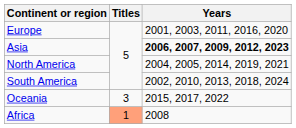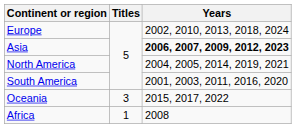(216, 30) 2001, 2003, 2011, 2016, 2020 -> (217, 30) 2002, 2010, 2013, 2018, 2024
(217, 81) 2002, 2010, 2013, 2018, 2024 -> (216, 81) 2001, 2003, 2011, 2016, 2020
(126, 116) lightsalmon background -> (126, 116) no background
